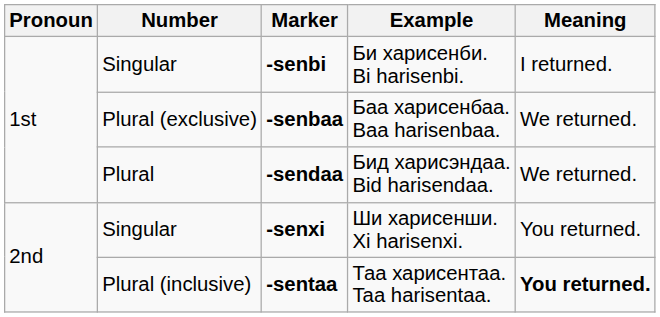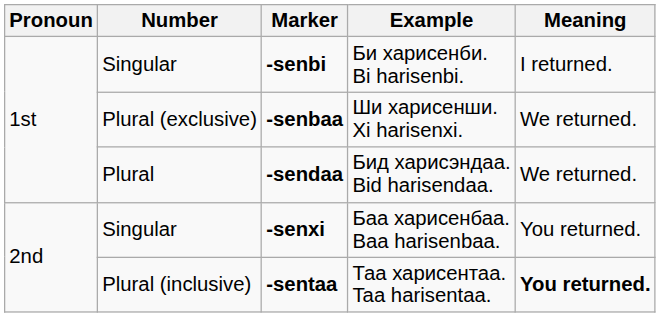(431, 119) Баа харисенбаа. Baa harisenbaa. -> (425, 119) Ши харисенши. Xi harisenxi.
(425, 229) Ши харисенши. Xi harisenxi. -> (431, 229) Баа харисенбаа. Baa harisenbaa.
